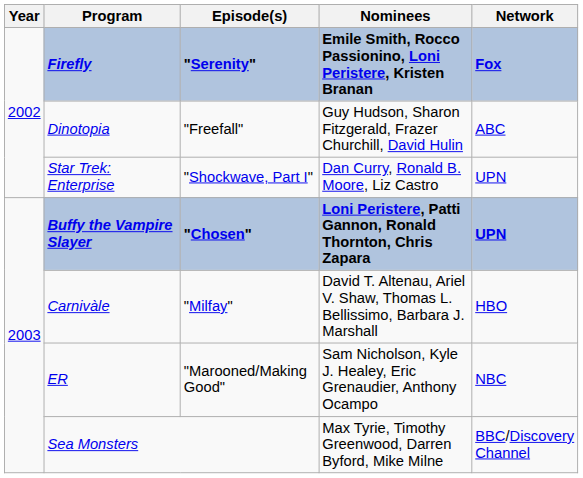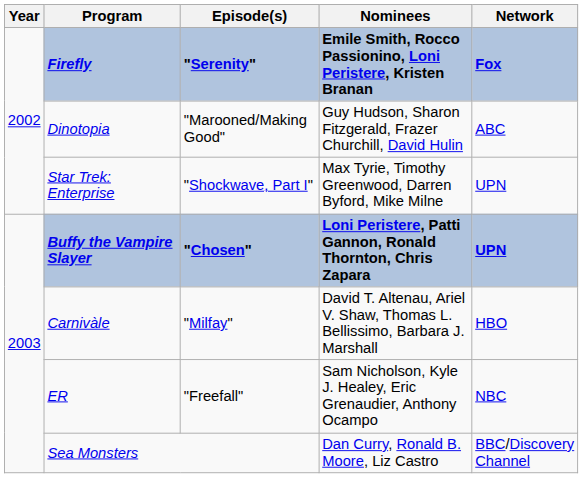(214, 129) "Freefall" -> (245, 129) "Marooned/Making Good"
(392, 177) Dan Curry, Ronald B. Moore, Liz Castro -> (387, 185) Max Tyrie, Timothy Greenwood, Darren Byford, Mike Milne
(245, 379) "Marooned/Making Good" -> (214, 396) "Freefall"
(387, 444) Max Tyrie, Timothy Greenwood, Darren Byford, Mike Milne -> (392, 452) Dan Curry, Ronald B. Moore, Liz Castro
